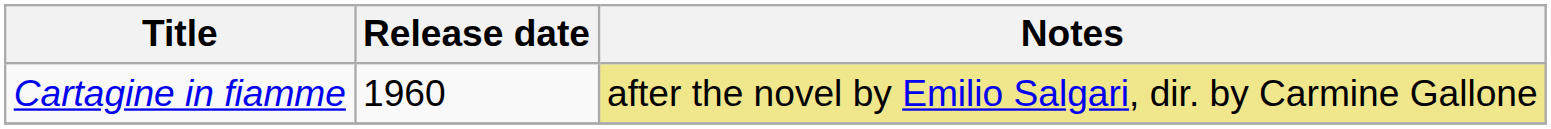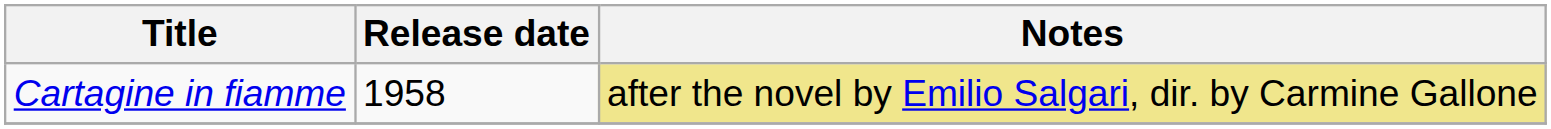(404, 92) 1960 -> (404, 92) 1958
